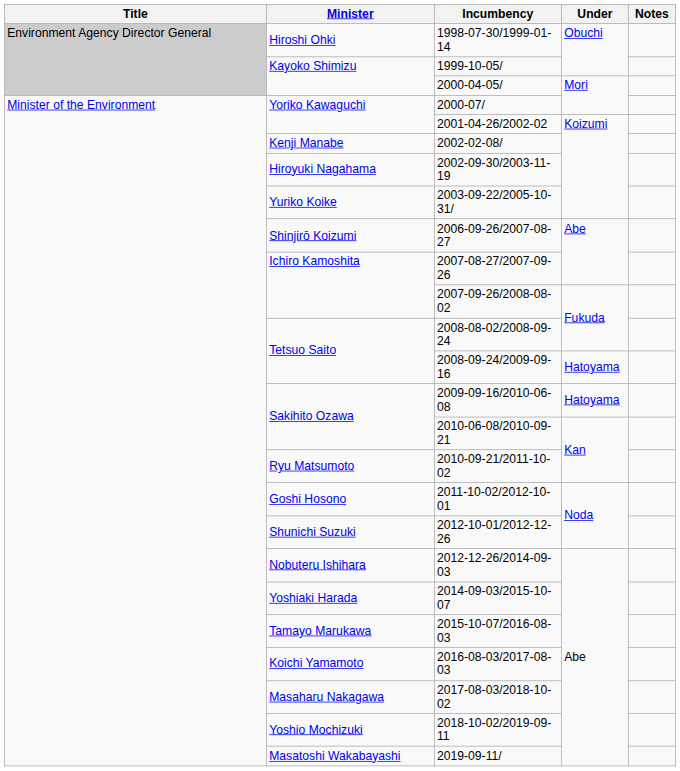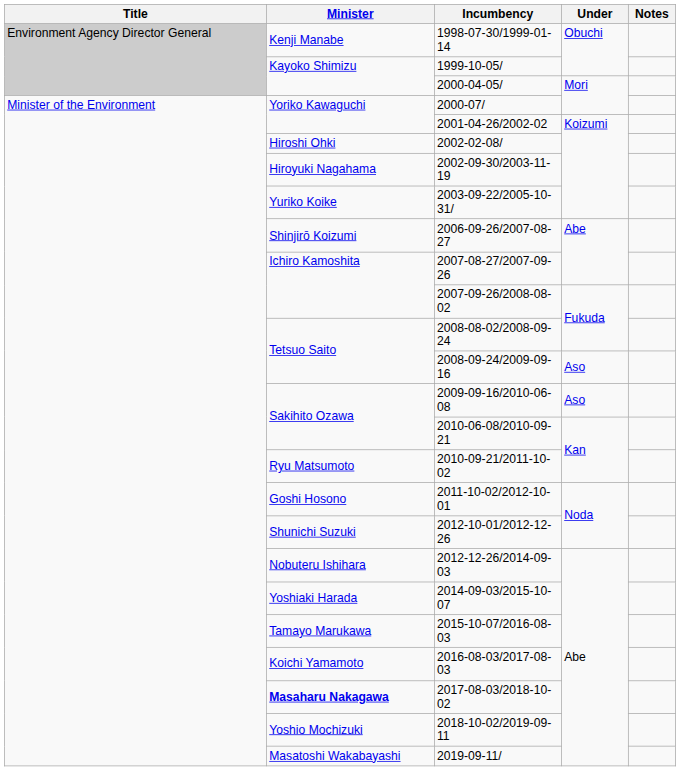(302, 40) Hiroshi Ohki -> (306, 40) Kenji Manabe
(306, 143) Kenji Manabe -> (302, 143) Hiroshi Ohki
(592, 367) Hatoyama -> (575, 367) Aso
(592, 400) Hatoyama -> (575, 400) Aso
(327, 697) normal -> (329, 697) bold
